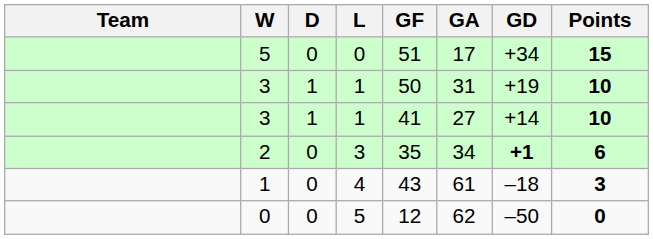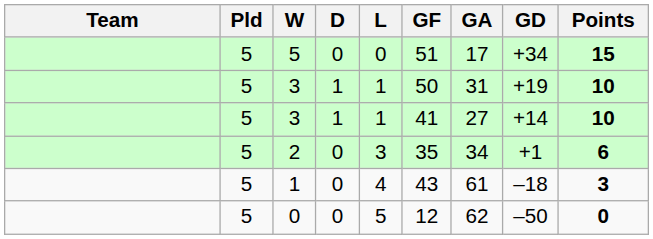+ column: (247, 20)
(522, 151) bold -> (530, 151) normal
